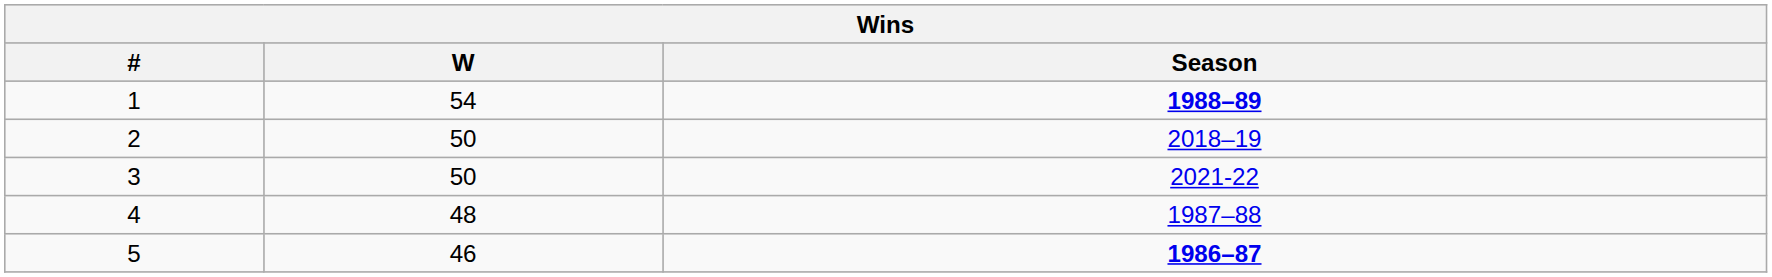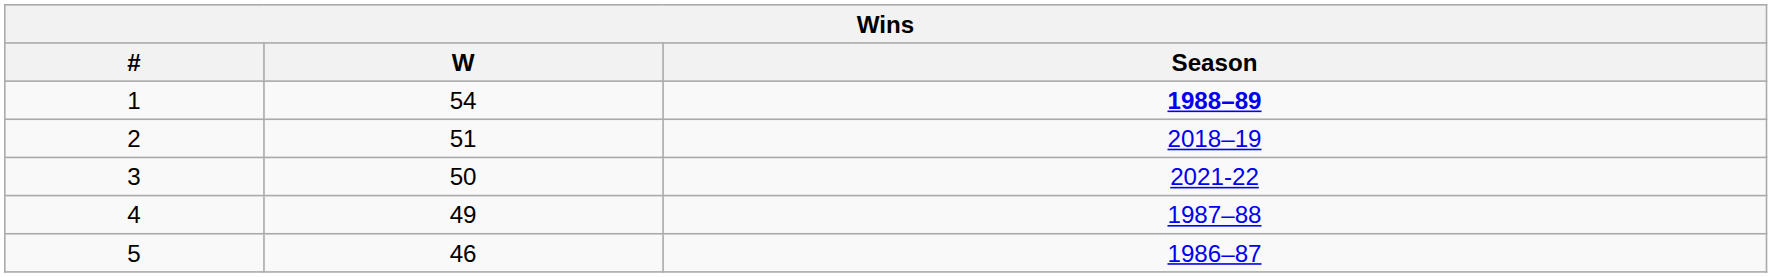(463, 139) 50 -> (463, 139) 51
(463, 215) 48 -> (463, 215) 49
(1214, 254) bold -> (1214, 254) normal
